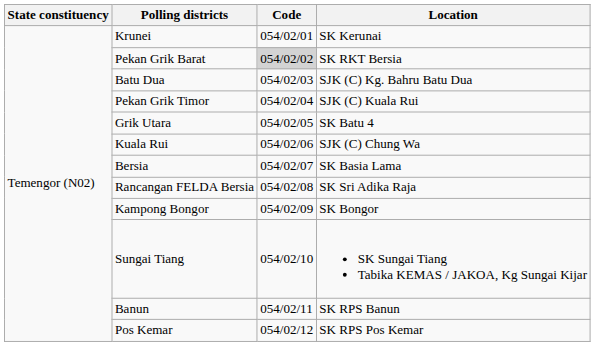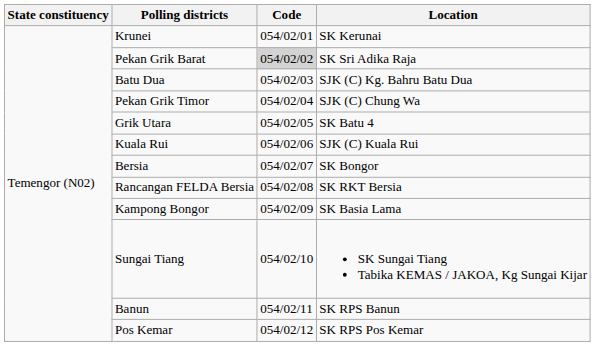(361, 57) SK RKT Bersia -> (368, 57) SK Sri Adika Raja
(369, 101) SJK (C) Kuala Rui -> (370, 101) SJK (C) Chung Wa
(370, 144) SJK (C) Chung Wa -> (369, 144) SJK (C) Kuala Rui
(360, 165) SK Basia Lama -> (349, 165) SK Bongor
(368, 187) SK Sri Adika Raja -> (361, 187) SK RKT Bersia
(349, 208) SK Bongor -> (360, 208) SK Basia Lama
